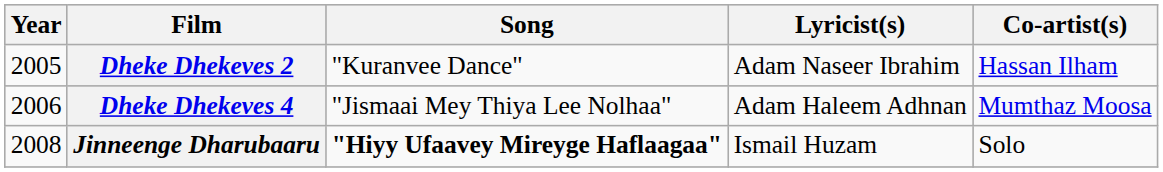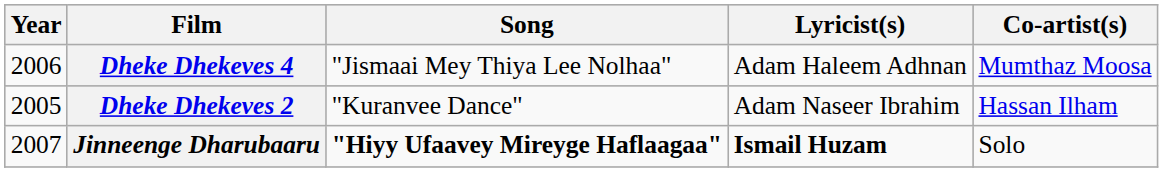rows swapped: (197, 65) <-> (197, 105)
(36, 145) 2008 -> (36, 145) 2007
(805, 145) normal -> (810, 145) bold
